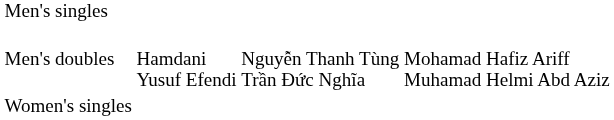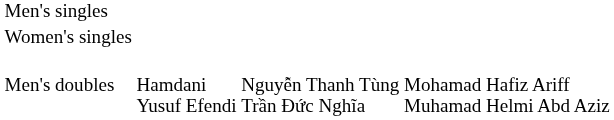rows swapped: (68, 106) <-> (59, 58)
